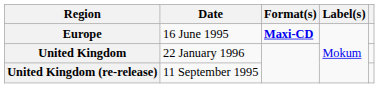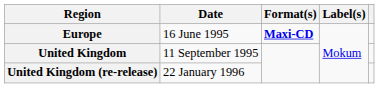(204, 53) 22 January 1996 -> (211, 53) 11 September 1995
(211, 72) 11 September 1995 -> (204, 72) 22 January 1996
